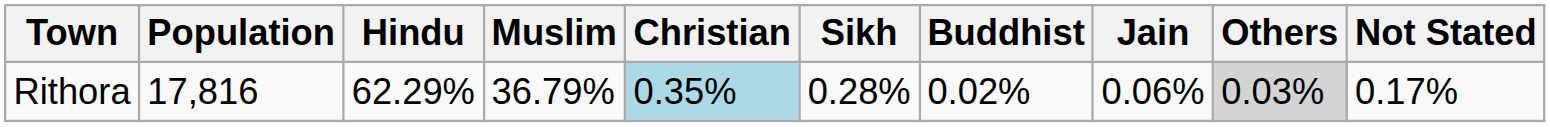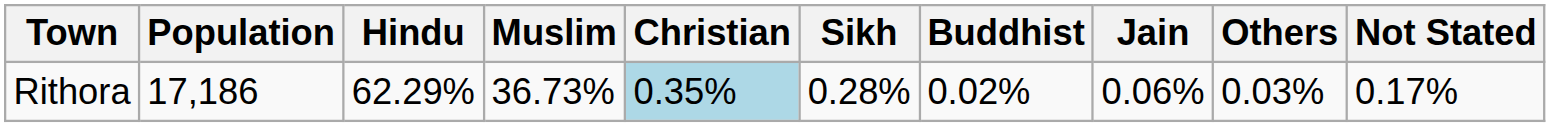(203, 90) 17,816 -> (203, 90) 17,186
(553, 90) 36.79% -> (553, 90) 36.73%
(1273, 90) lightgrey background -> (1273, 90) no background
